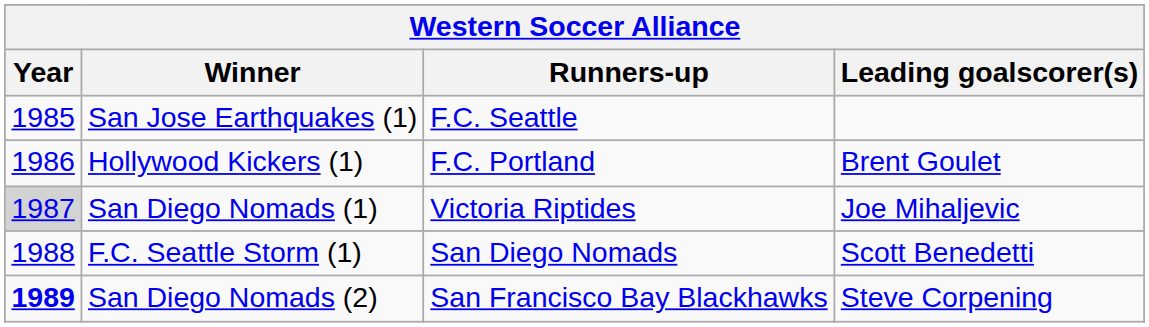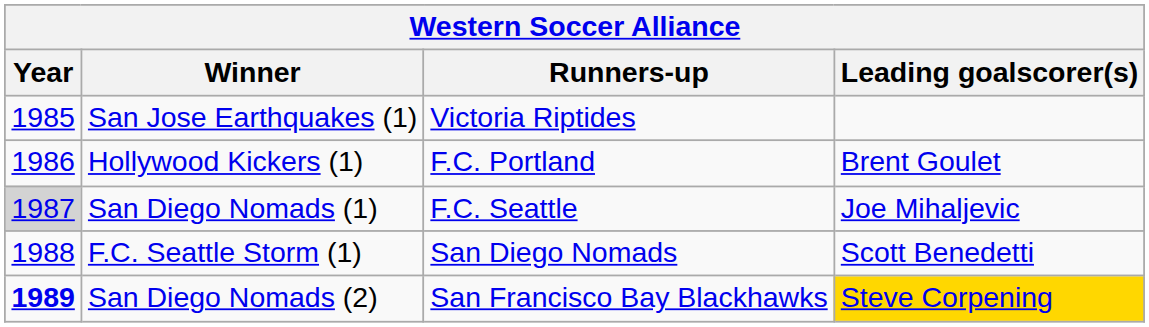(504, 117) F.C. Seattle -> (533, 117) Victoria Riptides
(533, 207) Victoria Riptides -> (504, 207) F.C. Seattle
(947, 298) no background -> (947, 298) gold background
